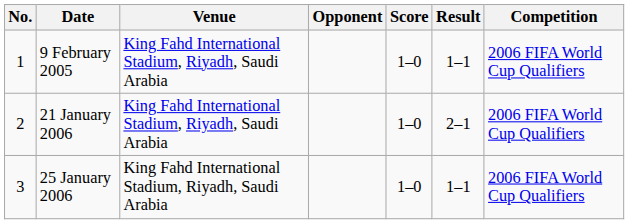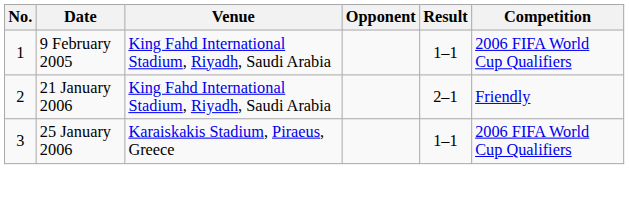- column: (409, 17)
(545, 124) 2006 FIFA World Cup Qualifiers -> (503, 96) Friendly
(202, 186) King Fahd International Stadium, Riyadh, Saudi Arabia -> (226, 140) Karaiskakis Stadium, Piraeus, Greece
